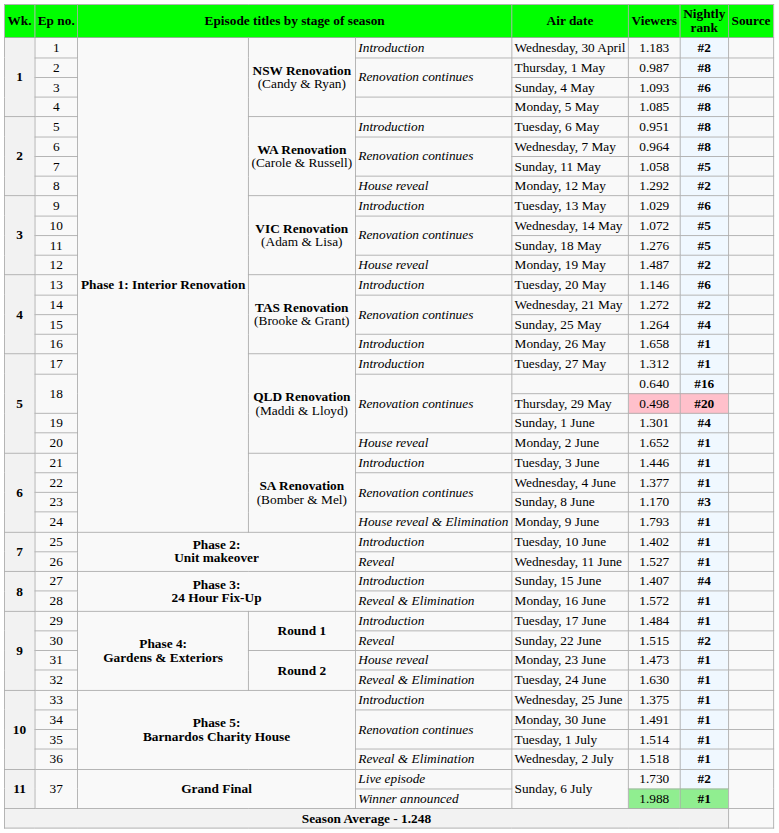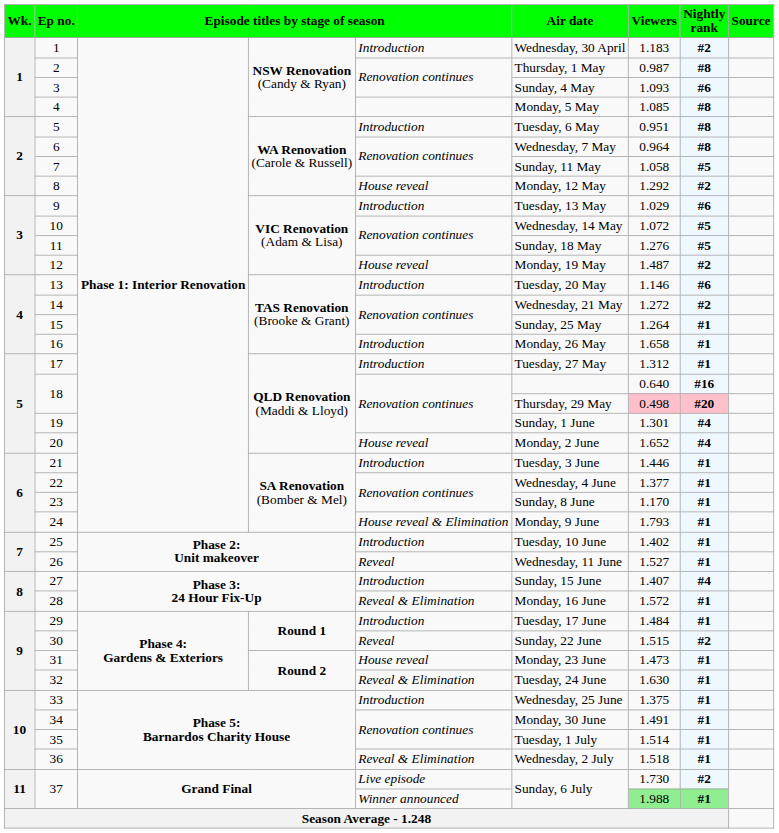(704, 324) #4 -> (704, 324) #1
(704, 442) #1 -> (704, 442) #4
(704, 501) #3 -> (704, 501) #1
